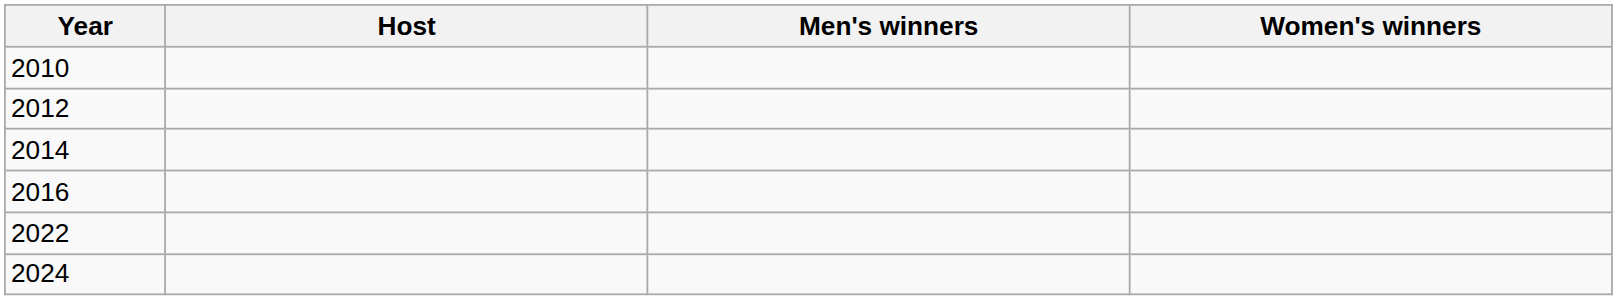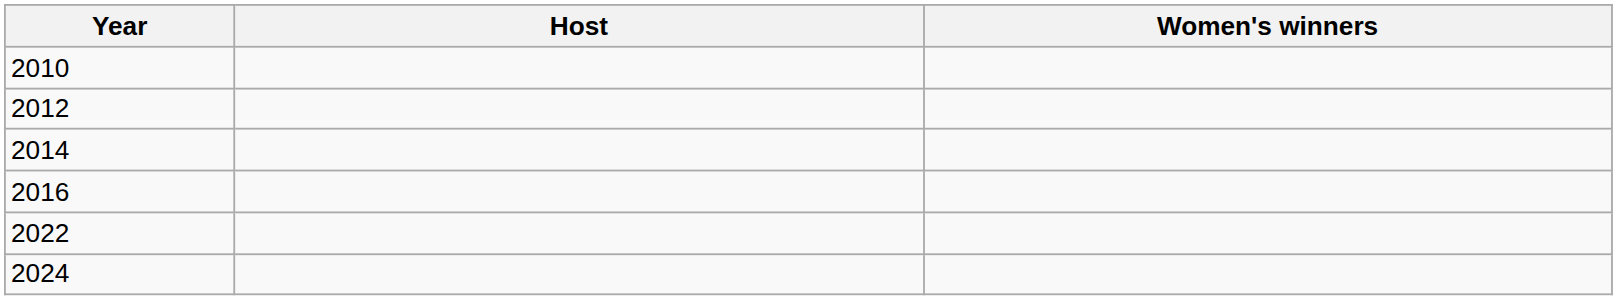- column: (889, 26)
